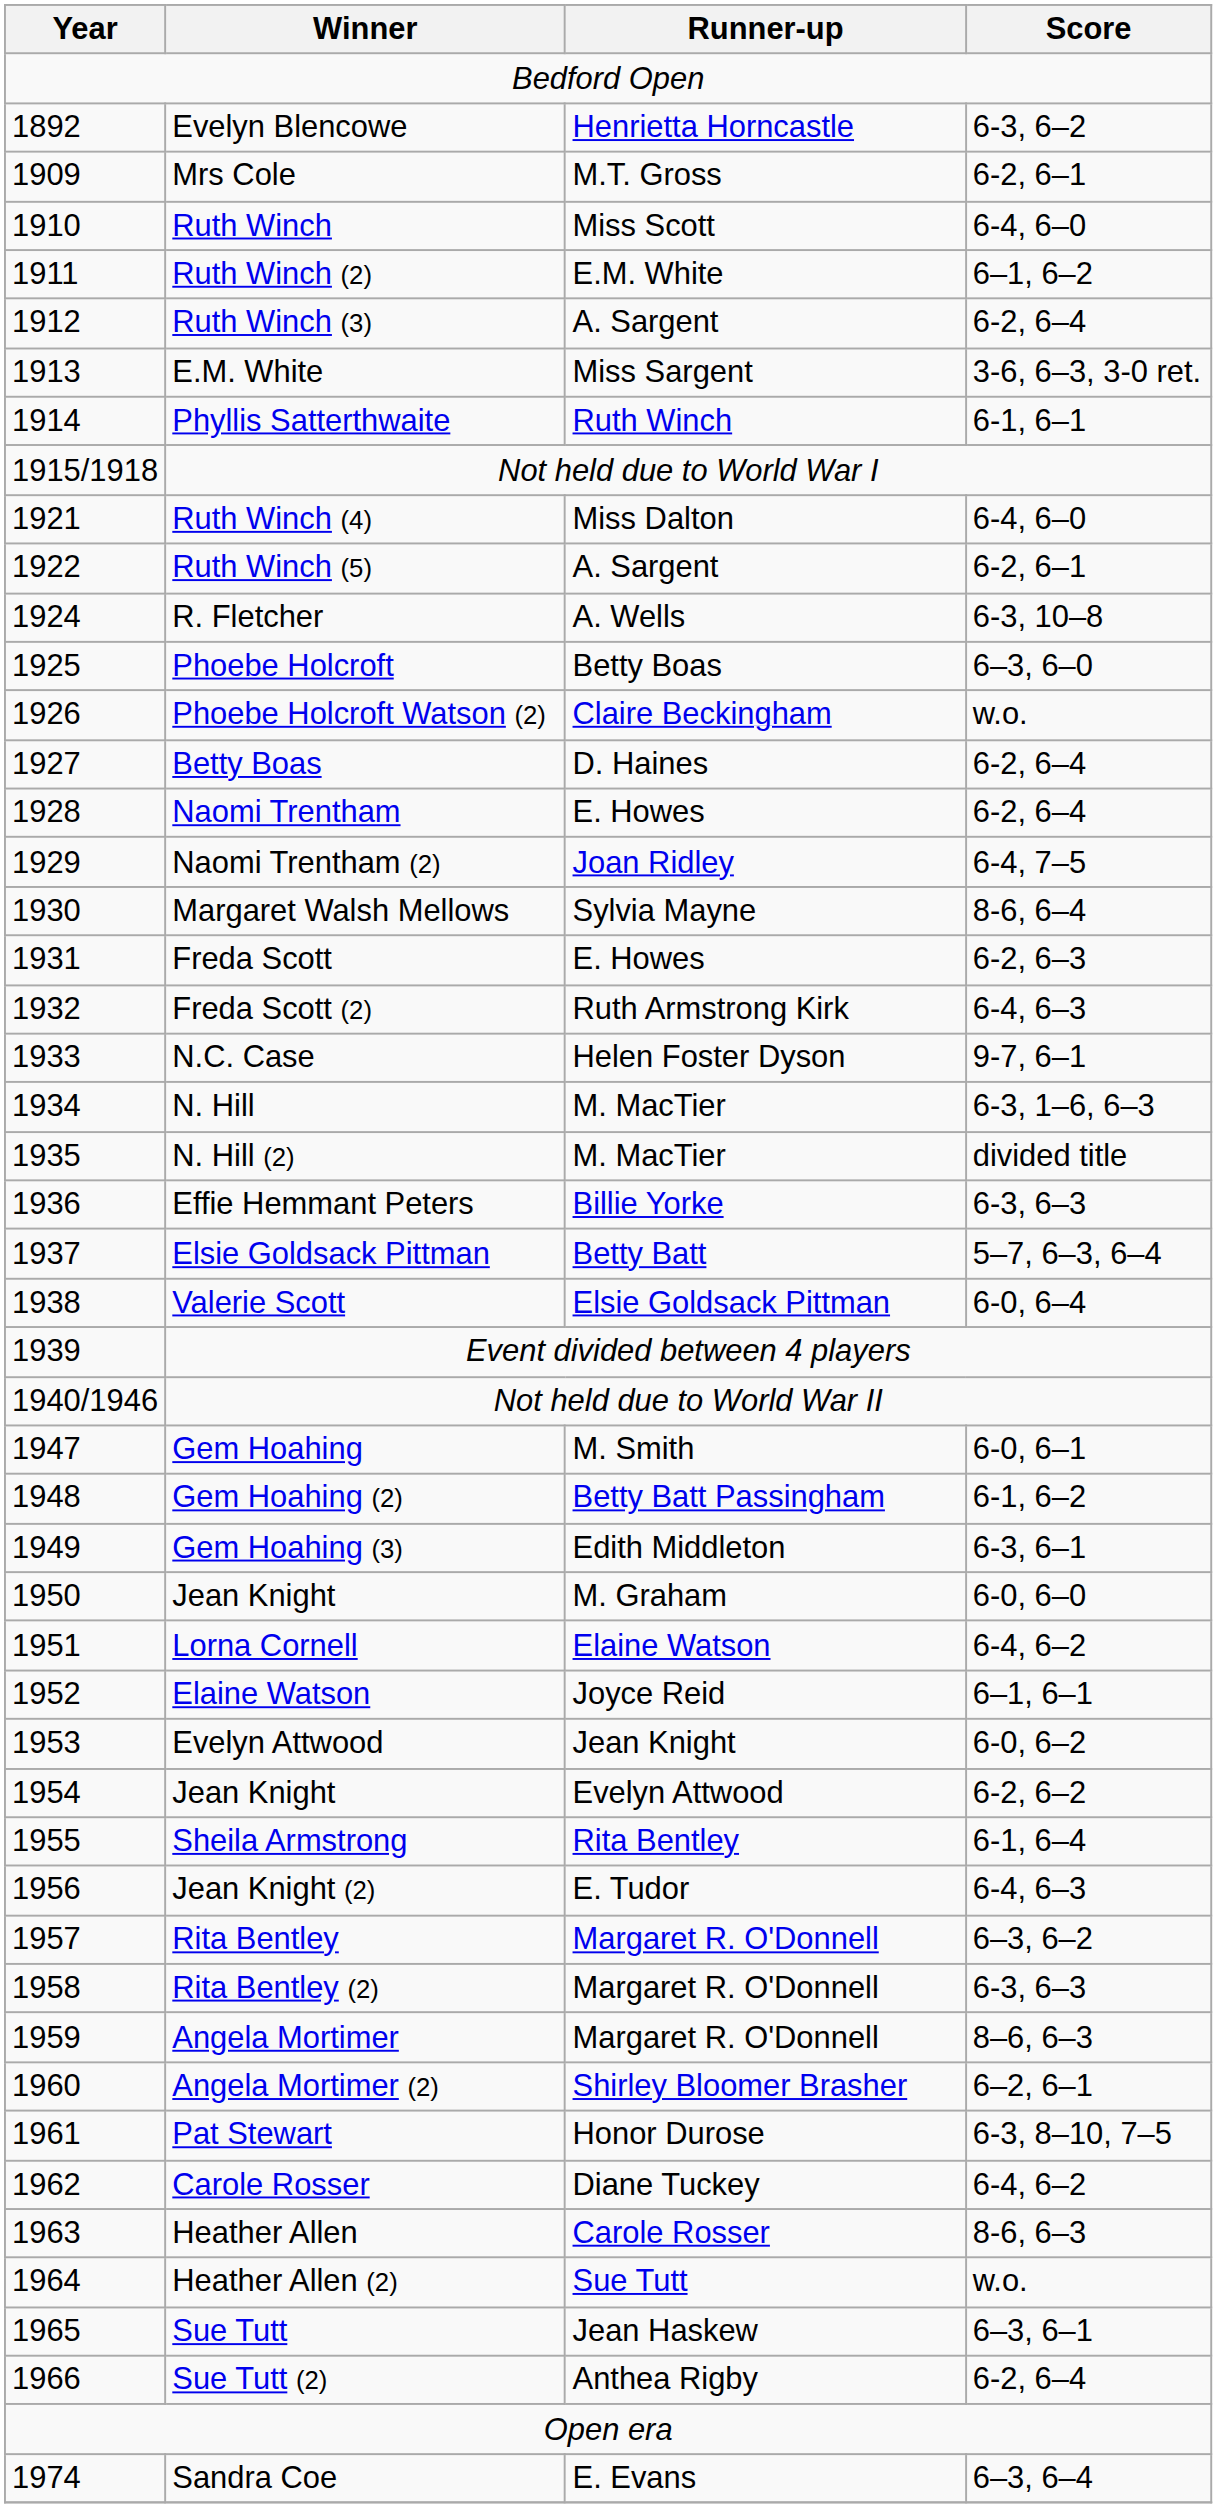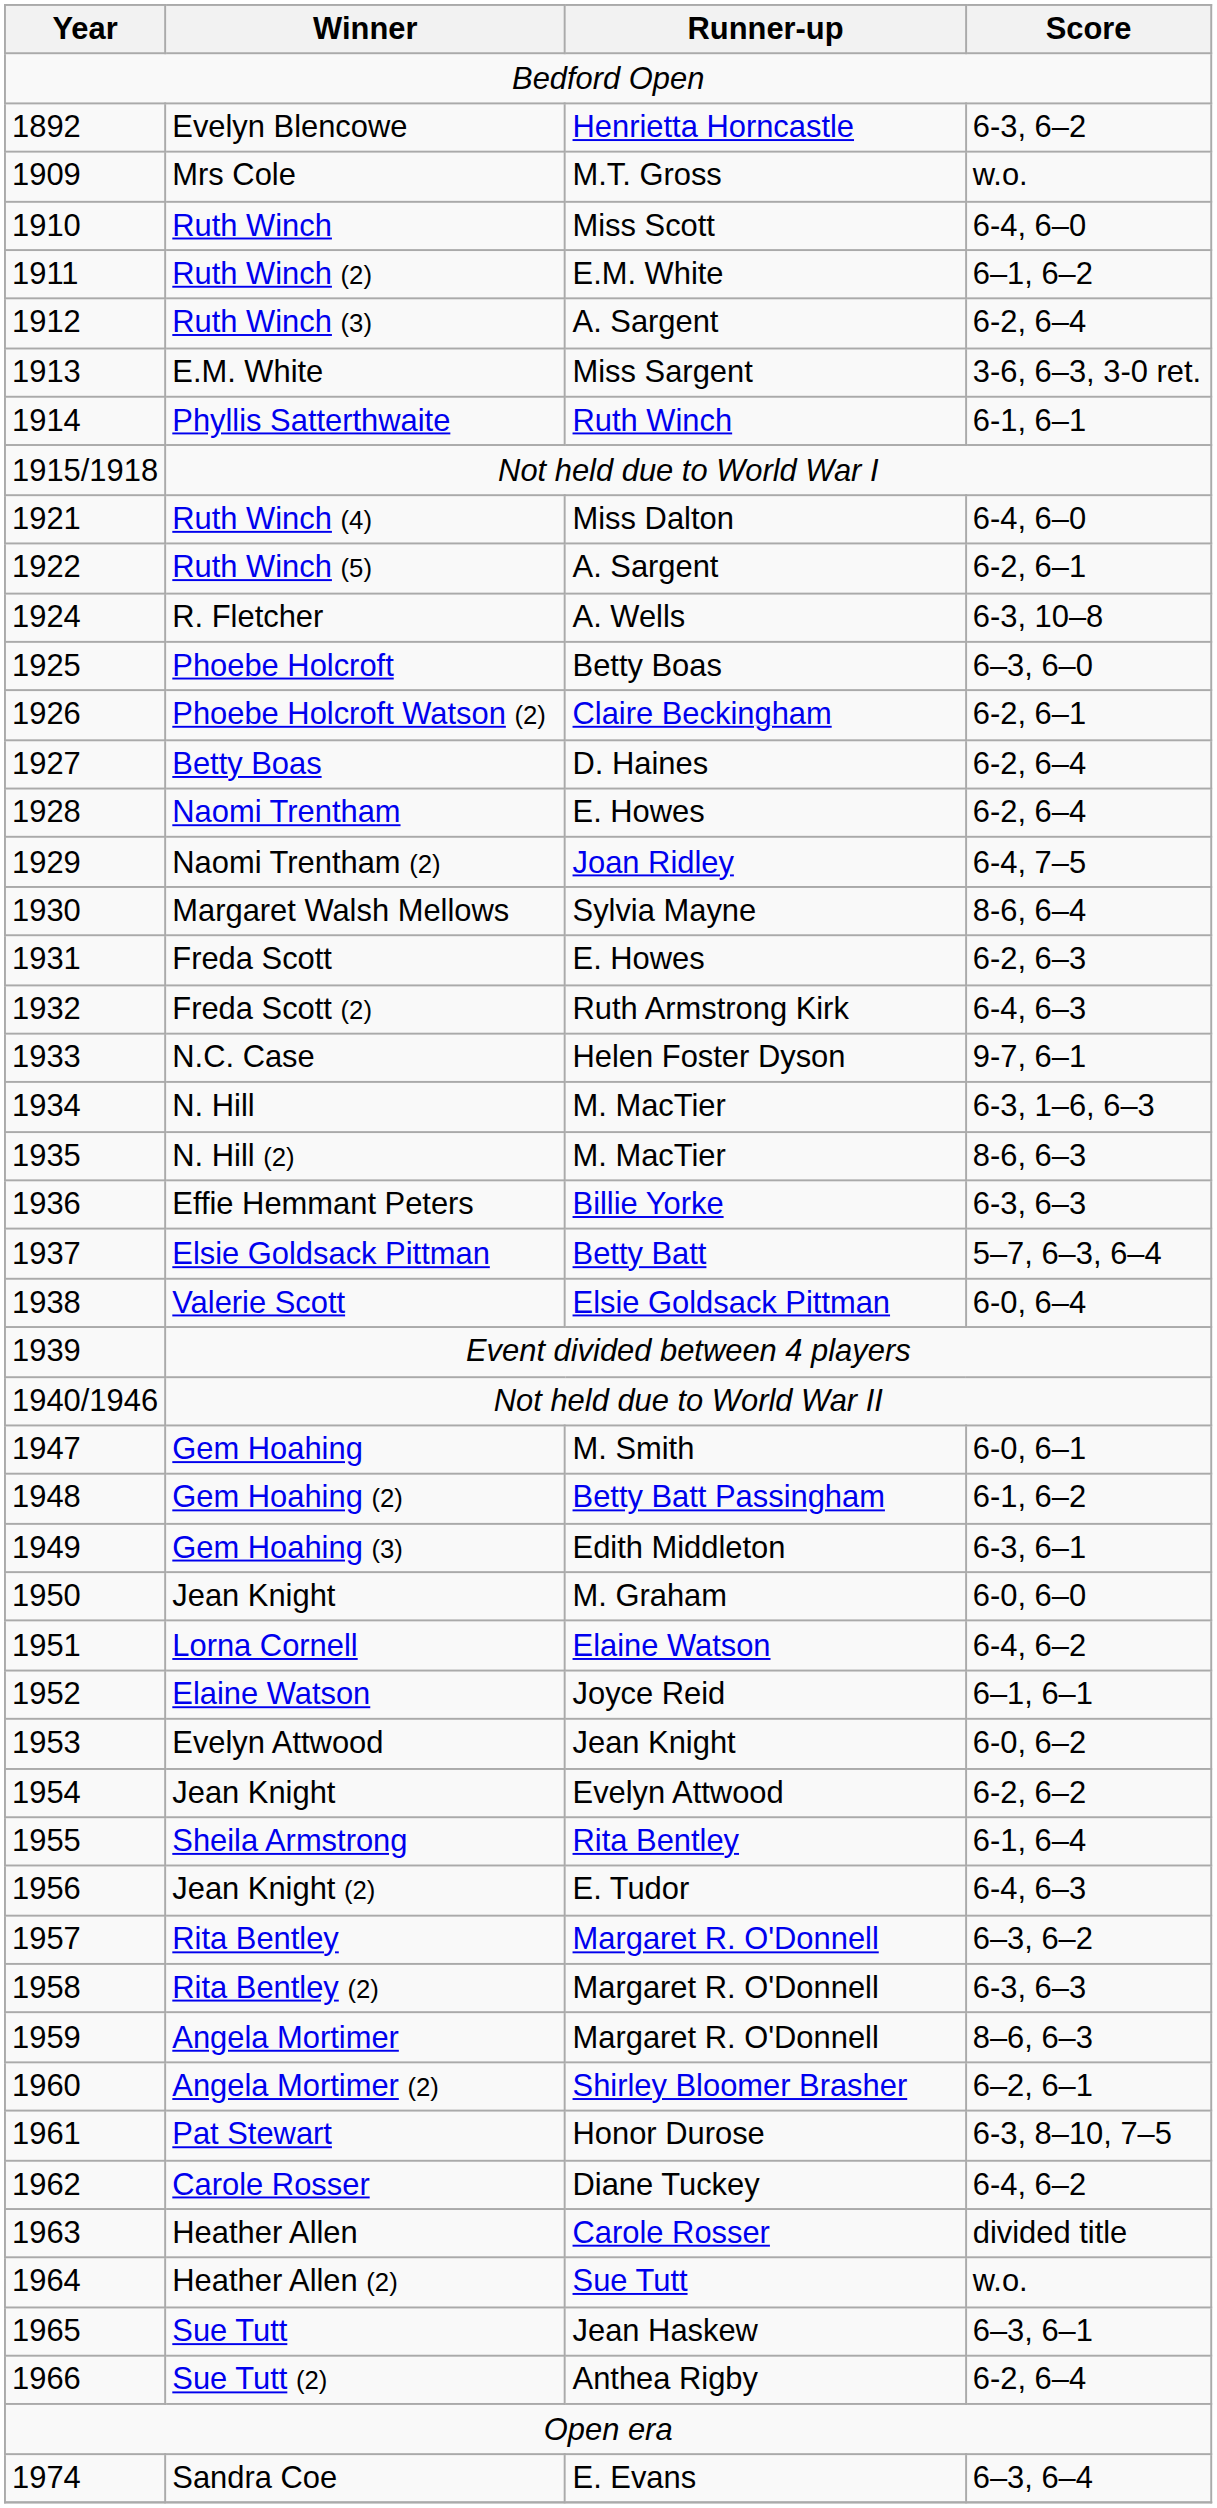(1029, 175) 6-2, 6–1 -> (1000, 175) w.o.
(1000, 714) w.o. -> (1029, 714) 6-2, 6–1
(1050, 1155) divided title -> (1029, 1155) 8-6, 6–3
(1029, 2232) 8-6, 6–3 -> (1050, 2232) divided title
